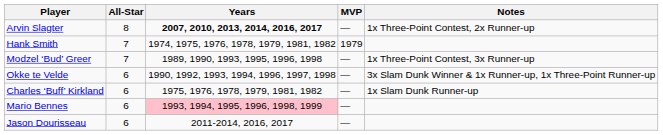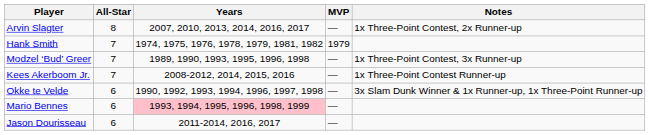(242, 28) bold -> (229, 28) normal
+ row: (48, 75)
- row: (55, 91)
